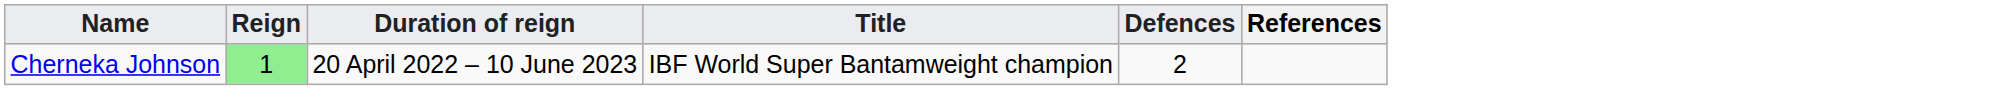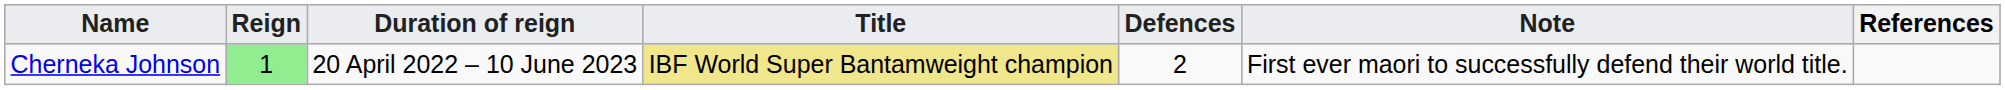+ column: (1547, 24)
(881, 63) no background -> (881, 63) khaki background
